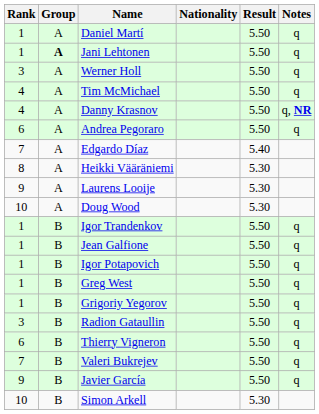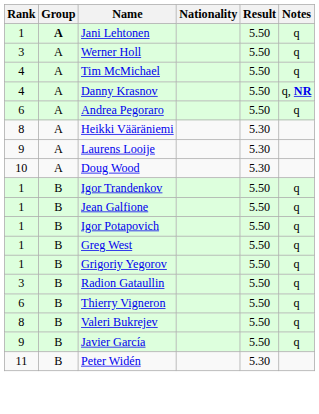- row: (112, 33)
- row: (115, 149)
(21, 361) 7 -> (21, 322) 8
- row: (114, 399)
+ row: (111, 361)
